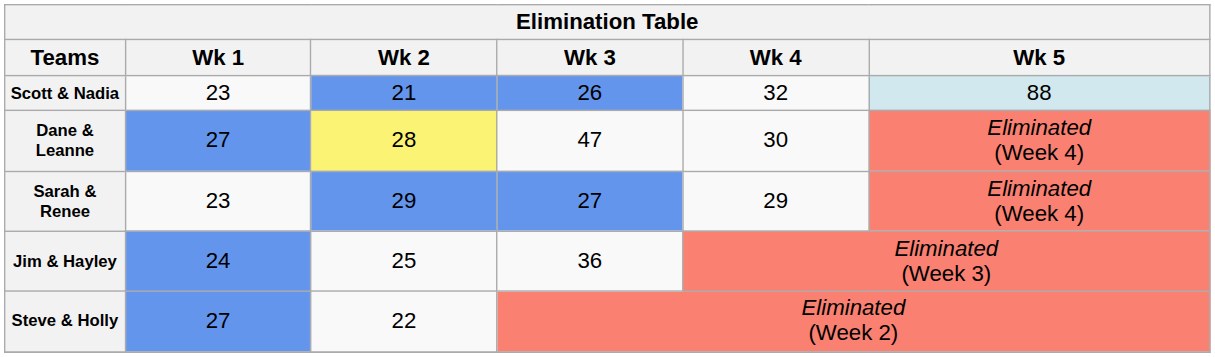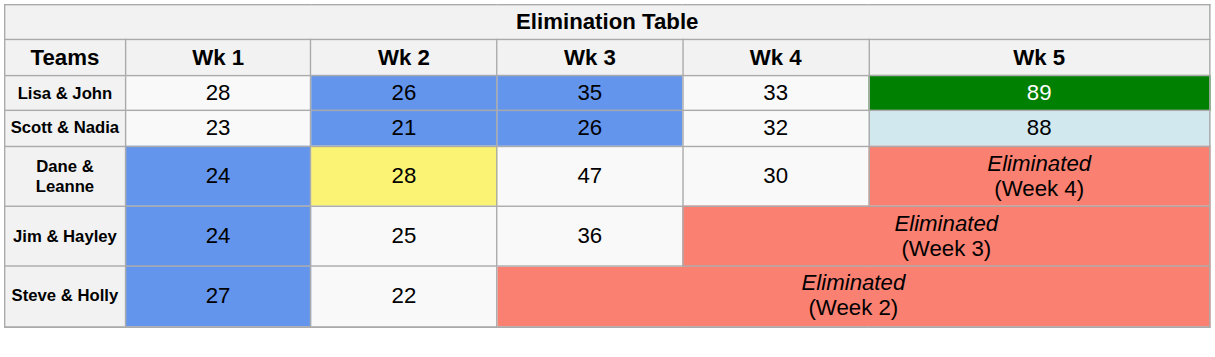+ row: (65, 93)
(218, 140) 27 -> (218, 175) 24
- row: (65, 201)
